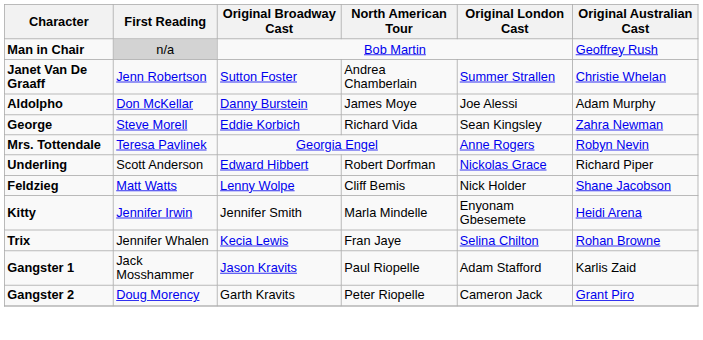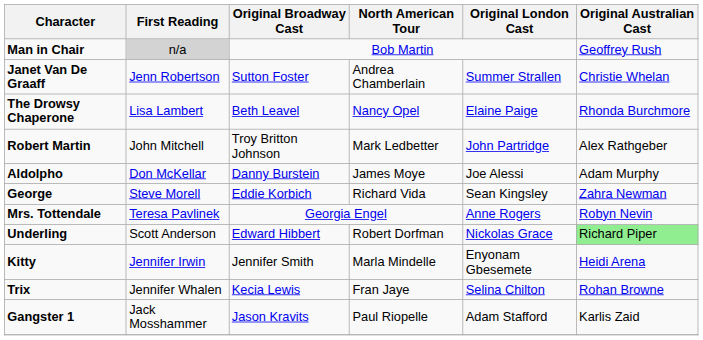+ row: (44, 111)
+ row: (49, 146)
(614, 165) no background -> (618, 234) lightgreen background
- row: (33, 185)
- row: (41, 295)
